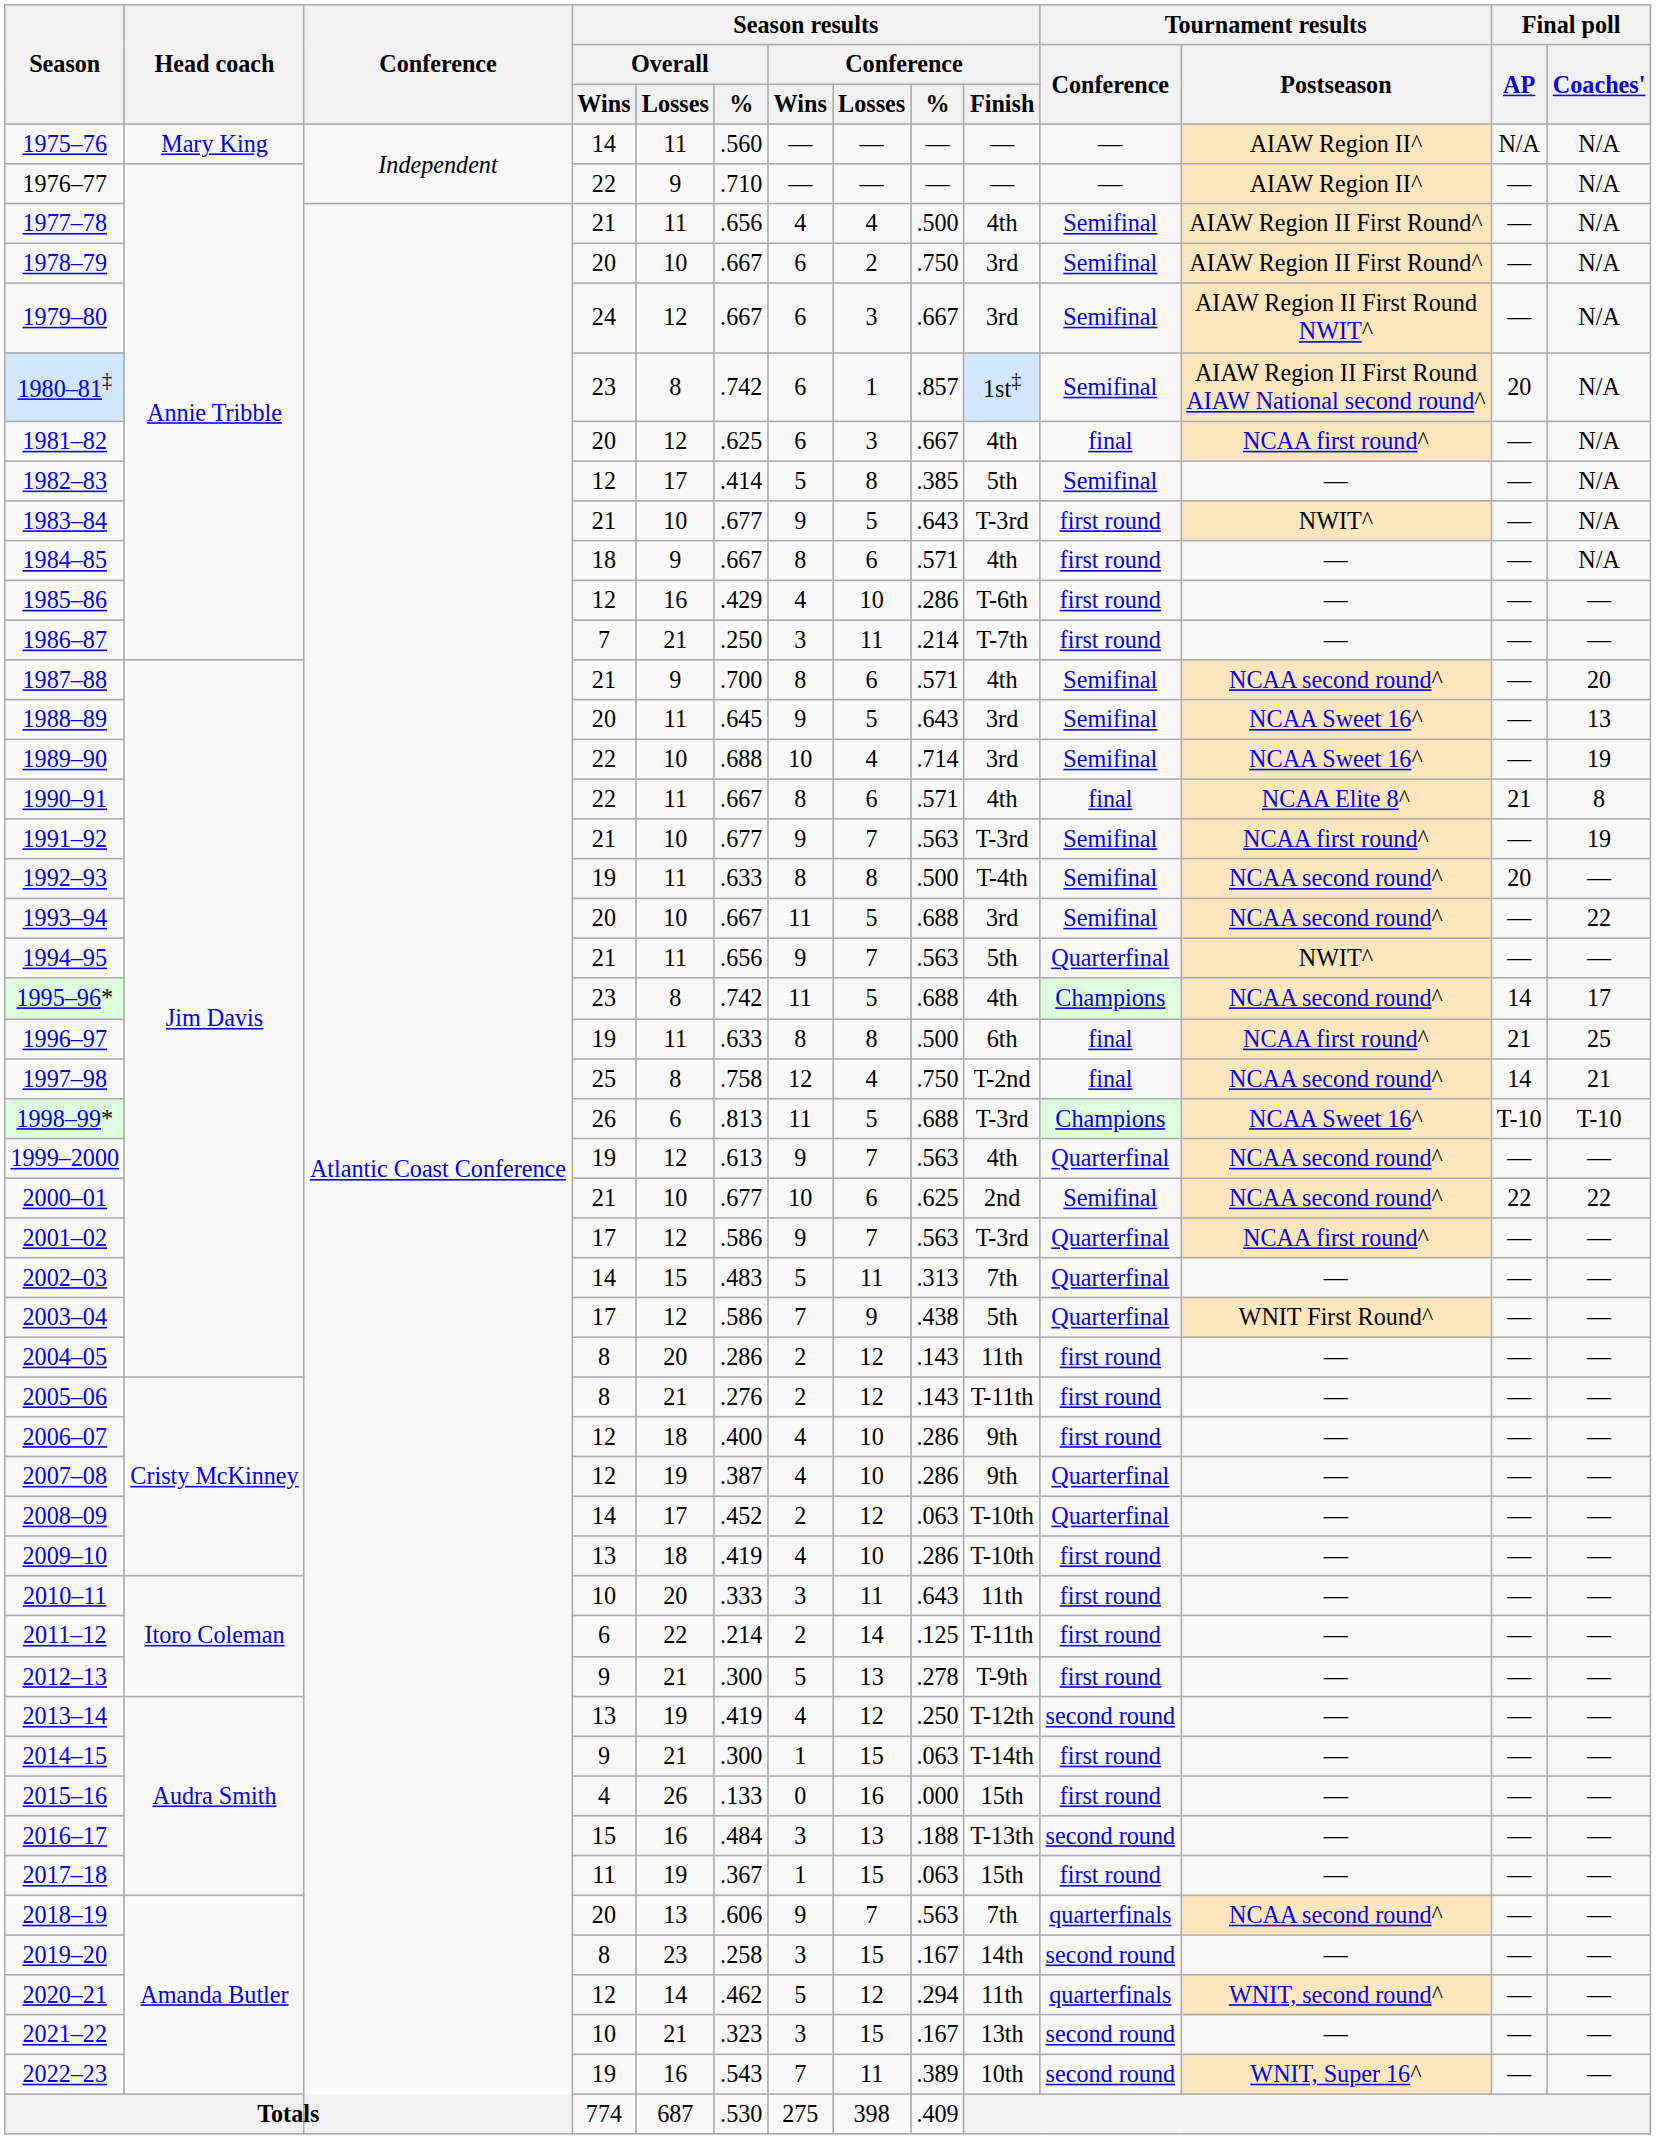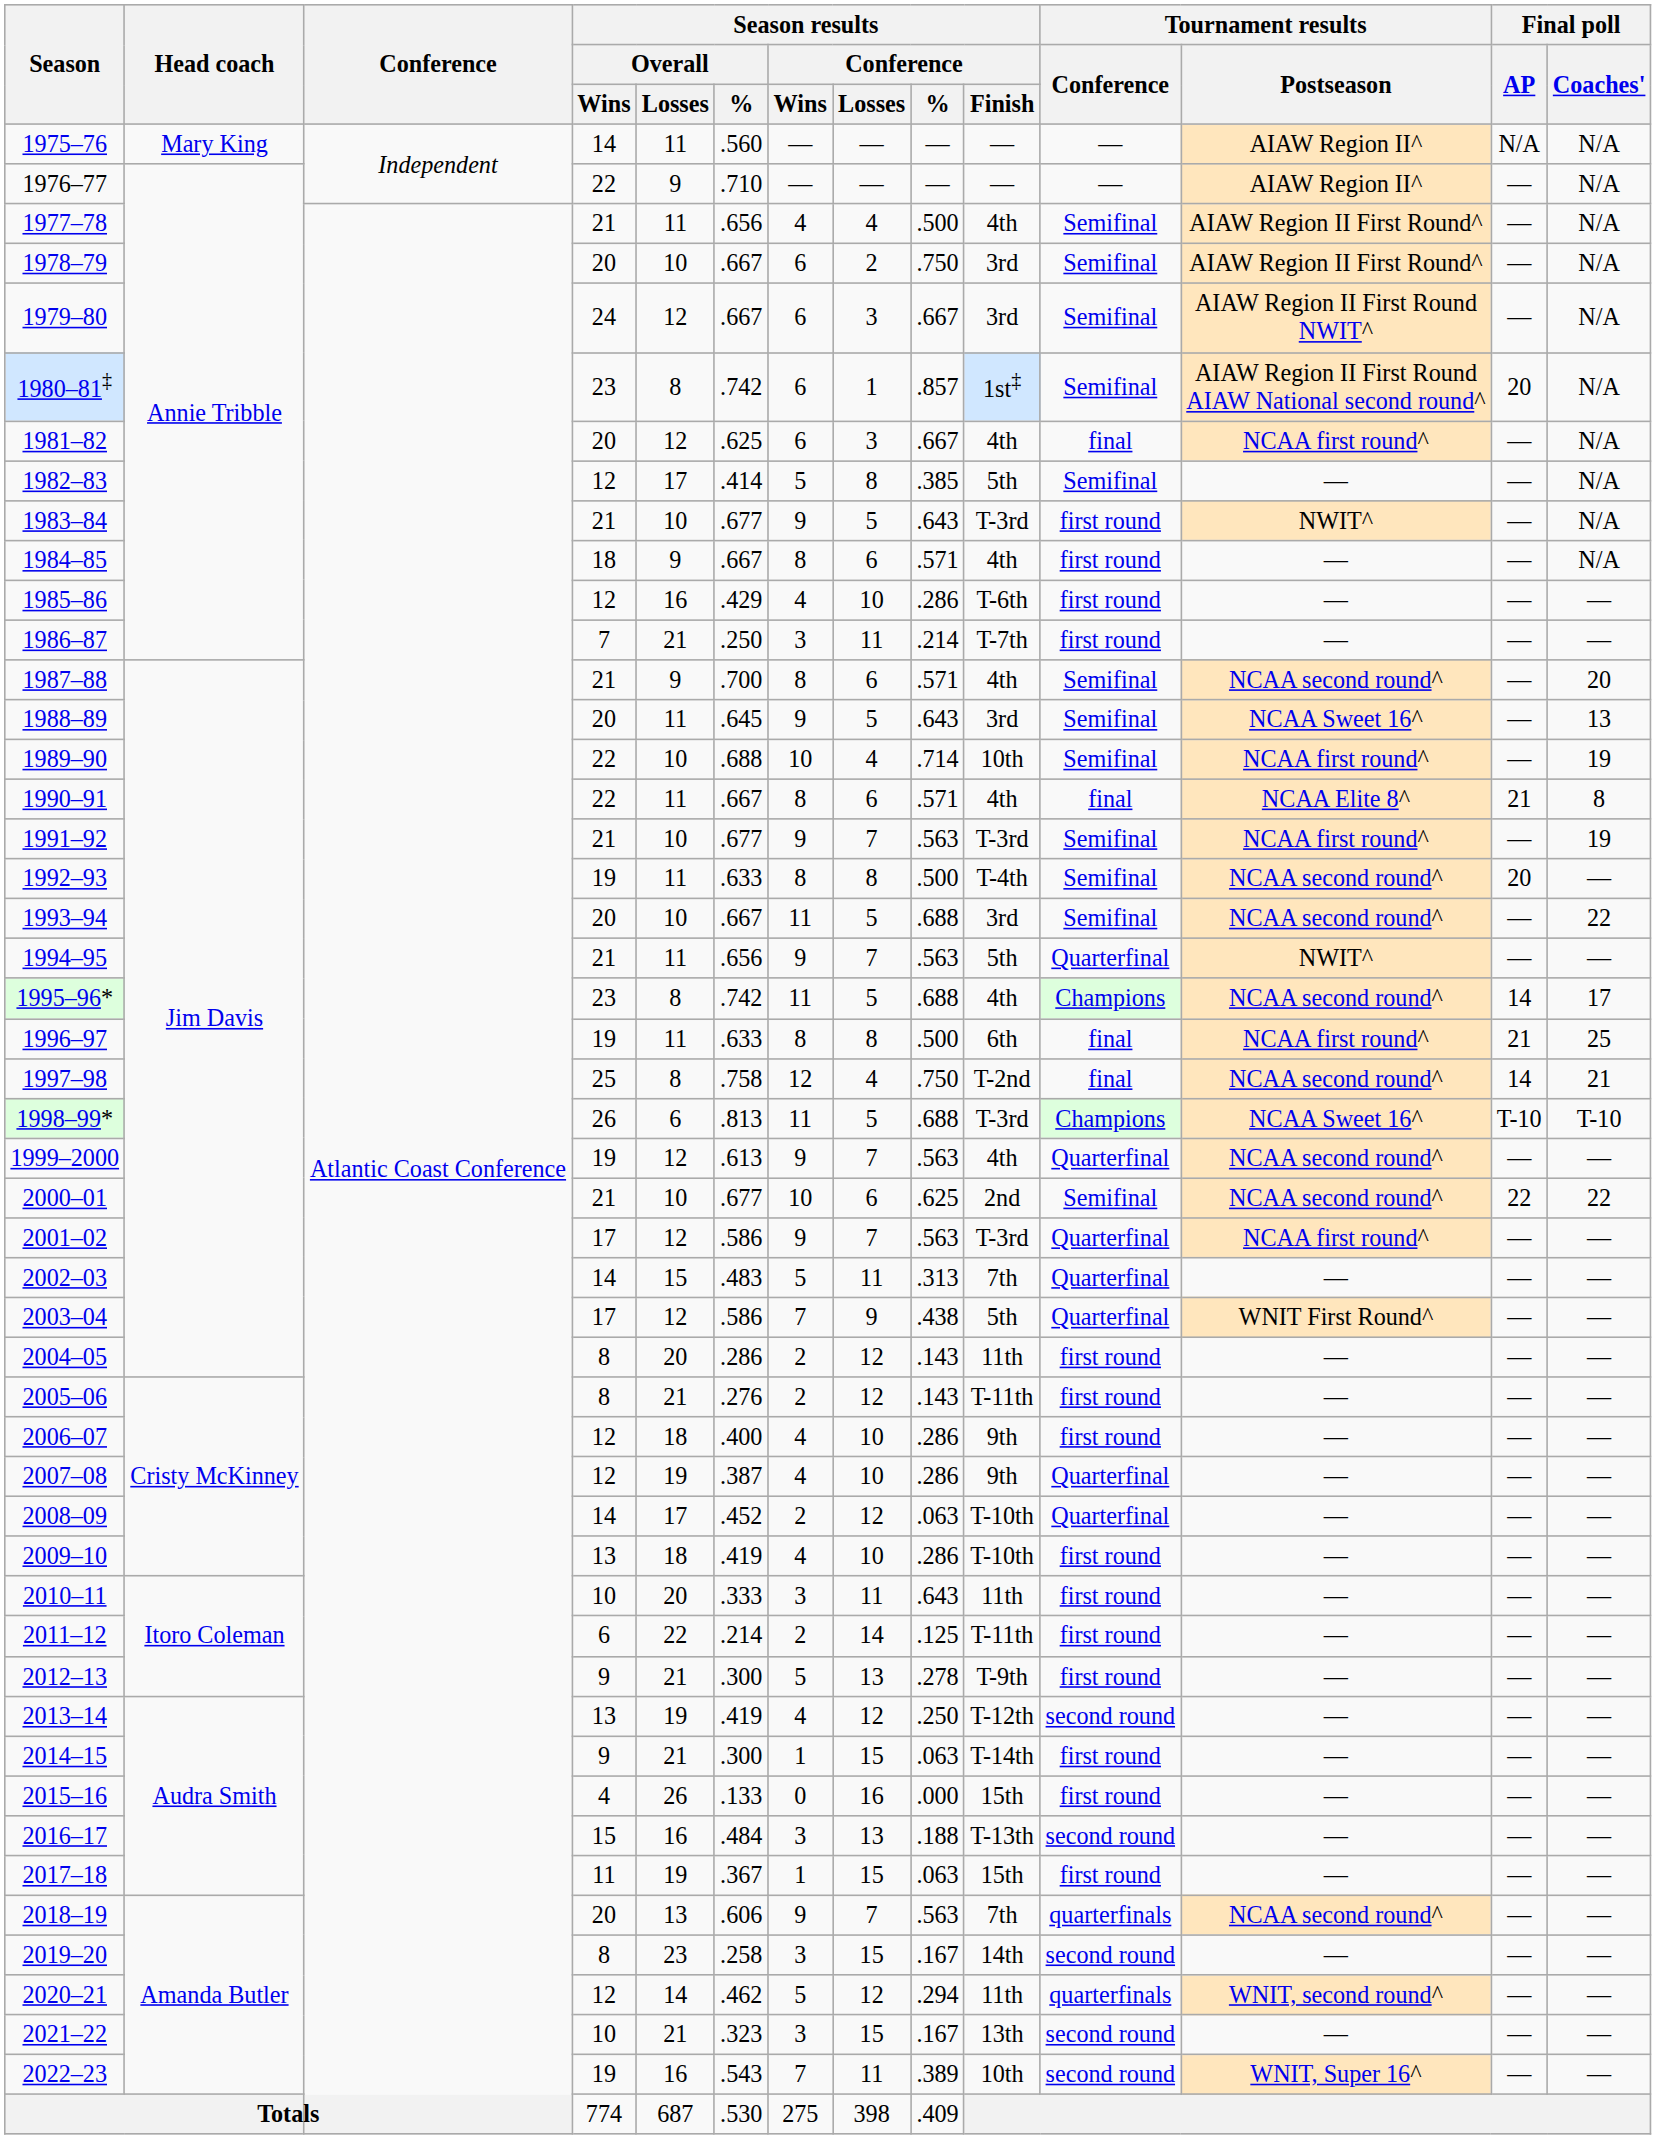(1002, 759) 3rd -> (1002, 759) 10th
(1336, 759) NCAA Sweet 16^ -> (1336, 759) NCAA first round^
